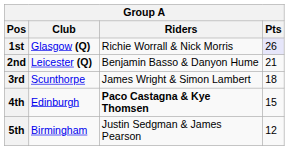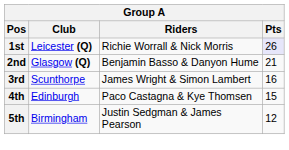(61, 46) Glasgow (Q) -> (62, 46) Leicester (Q)
(62, 63) Leicester (Q) -> (61, 63) Glasgow (Q)
(271, 79) 18 -> (271, 79) 16
(156, 102) bold -> (177, 96) normal
